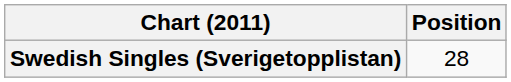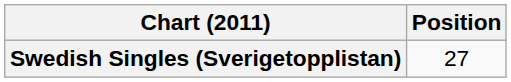(457, 58) 28 -> (457, 58) 27
